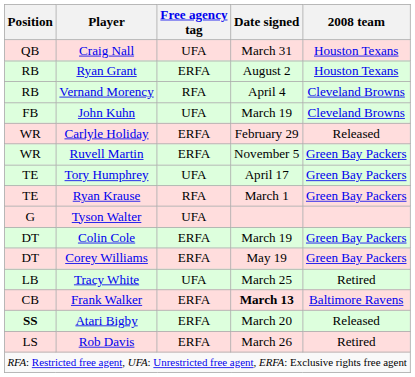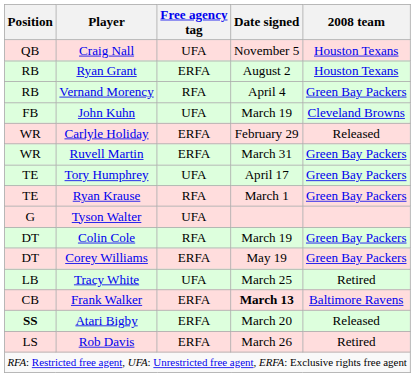(267, 50) March 31 -> (267, 50) November 5
(356, 92) Cleveland Browns -> (356, 92) Green Bay Packers
(267, 154) November 5 -> (267, 154) March 31
(194, 237) ERFA -> (194, 237) RFA
